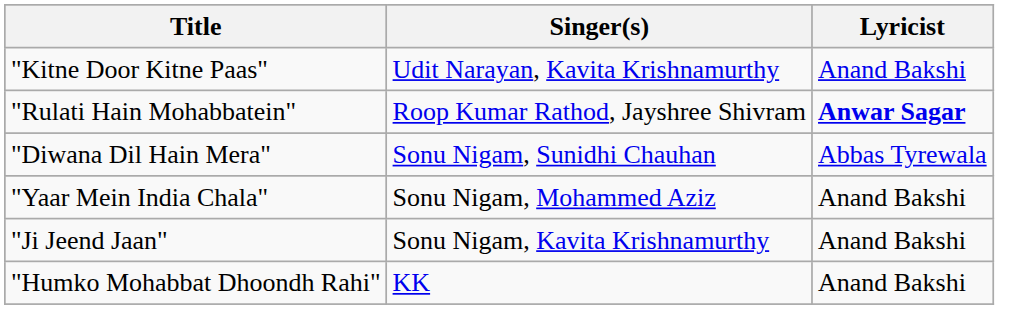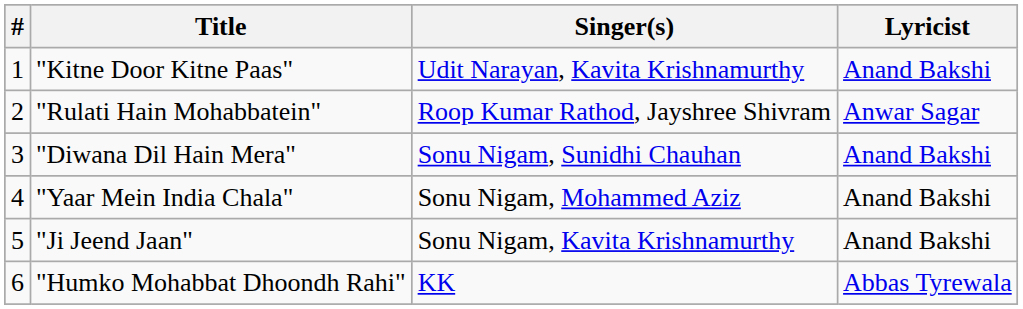+ column: (17, 26)
(892, 111) bold -> (911, 111) normal
(902, 154) Abbas Tyrewala -> (917, 154) Anand Bakshi
(892, 283) Anand Bakshi -> (927, 283) Abbas Tyrewala
